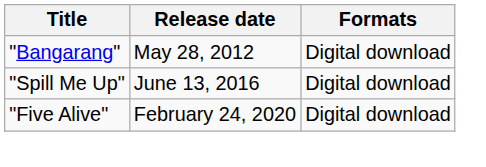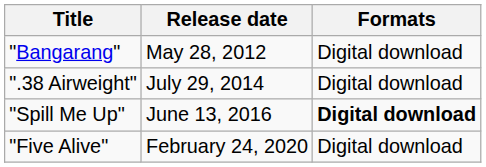+ row: (73, 83)
(378, 83) normal -> (397, 114) bold
